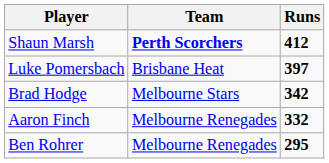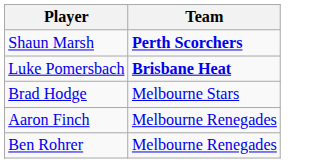- column: (302, 17)
(178, 68) normal -> (182, 68) bold
